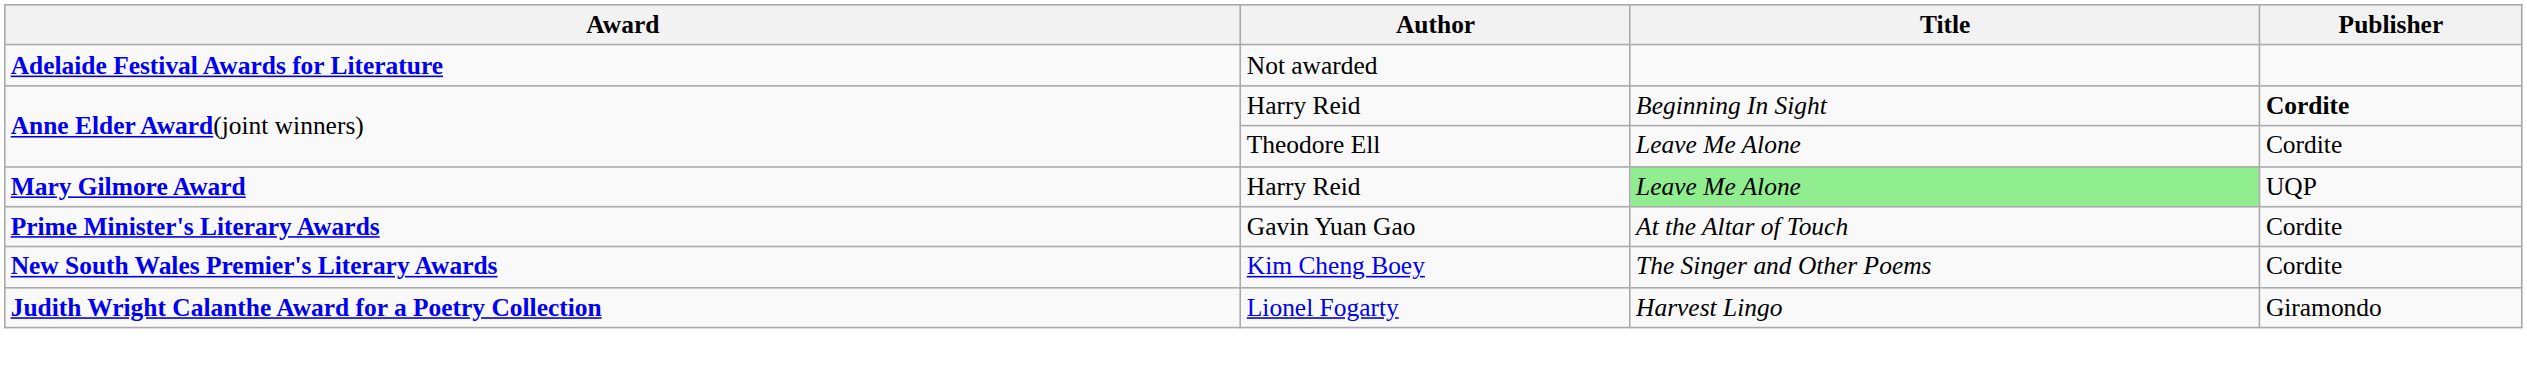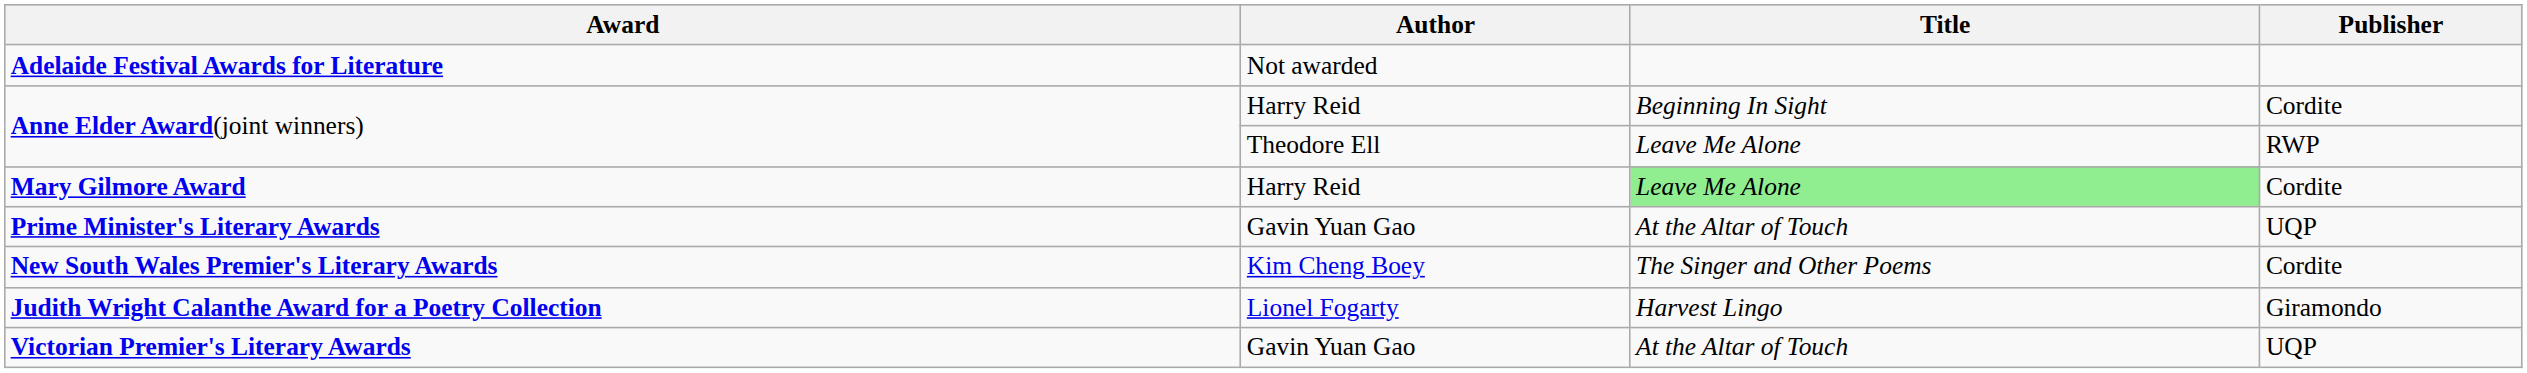(2308, 105) bold -> (2304, 105) normal
(2304, 145) Cordite -> (2293, 145) RWP
(2291, 186) UQP -> (2304, 186) Cordite
(2304, 226) Cordite -> (2291, 226) UQP
+ row: (211, 347)
